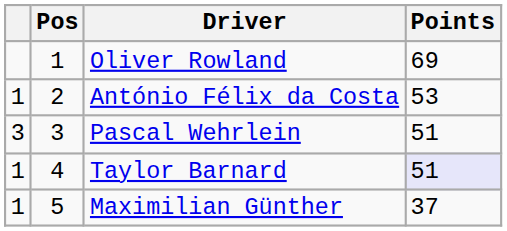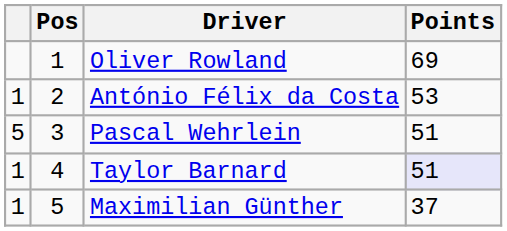(18, 134) 3 -> (18, 134) 5
